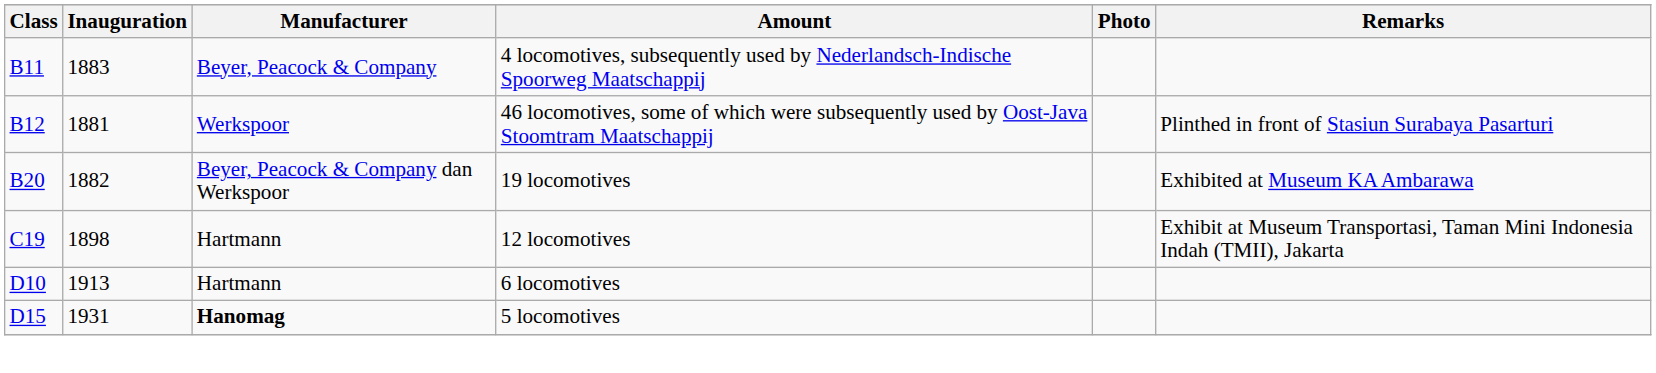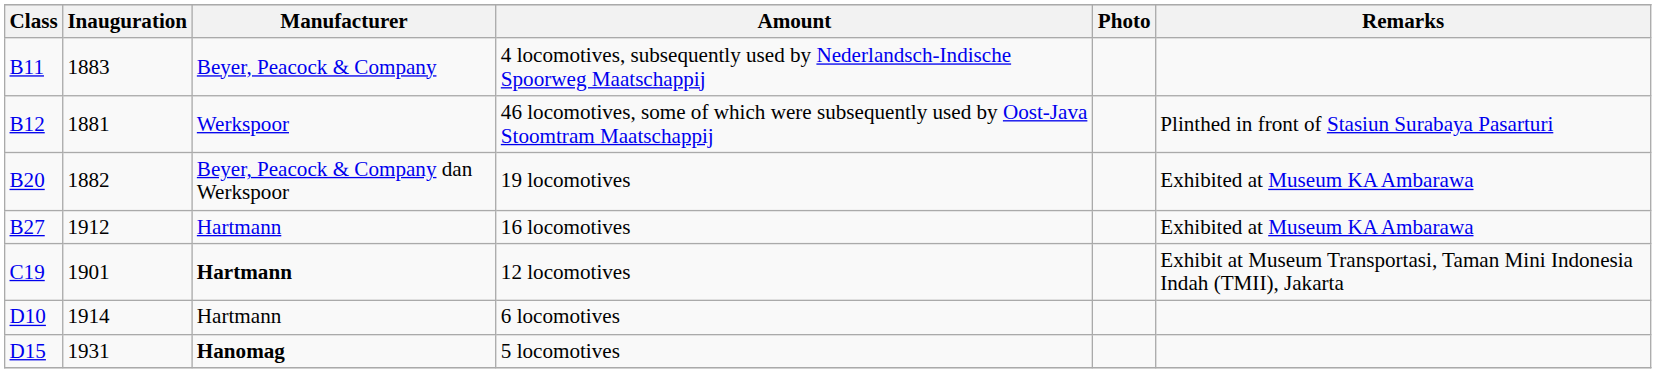+ row: (566, 226)
(89, 238) 1898 -> (89, 271) 1901
(239, 238) normal -> (244, 271) bold
(89, 283) 1913 -> (89, 317) 1914
